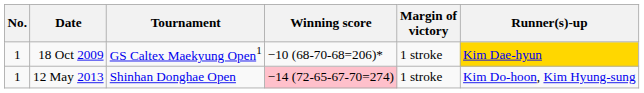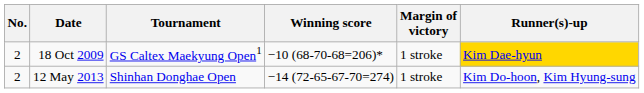(17, 54) 1 -> (17, 54) 2
(17, 77) 1 -> (17, 77) 2
(331, 77) pink background -> (331, 77) no background
